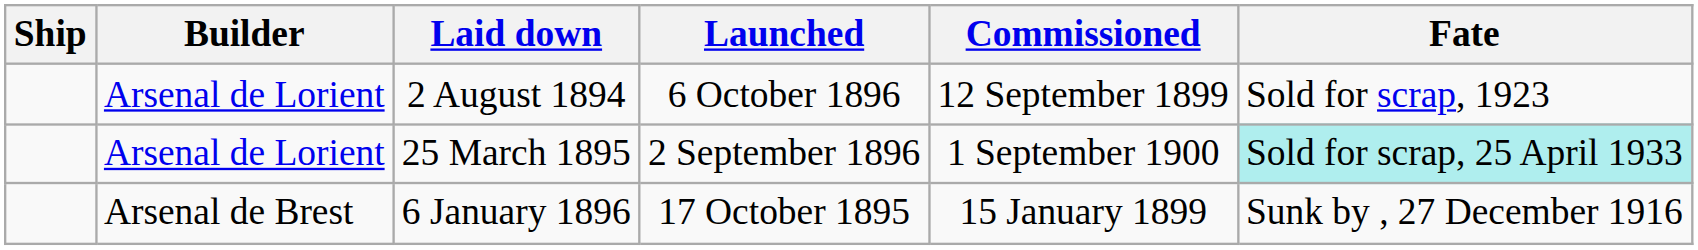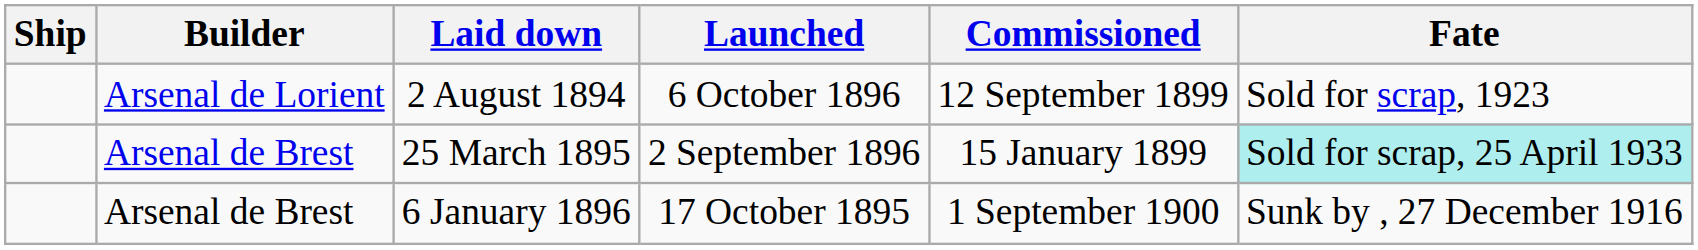(244, 152) Arsenal de Lorient -> (229, 152) Arsenal de Brest
(1083, 152) 1 September 1900 -> (1083, 152) 15 January 1899
(1083, 212) 15 January 1899 -> (1083, 212) 1 September 1900
